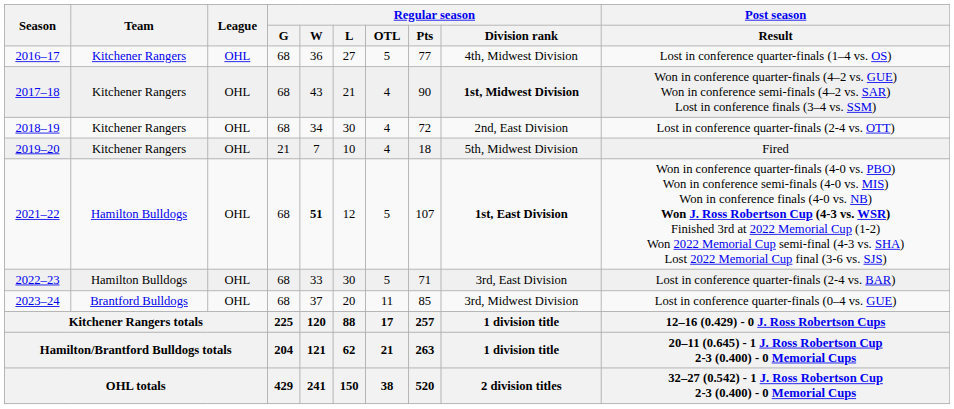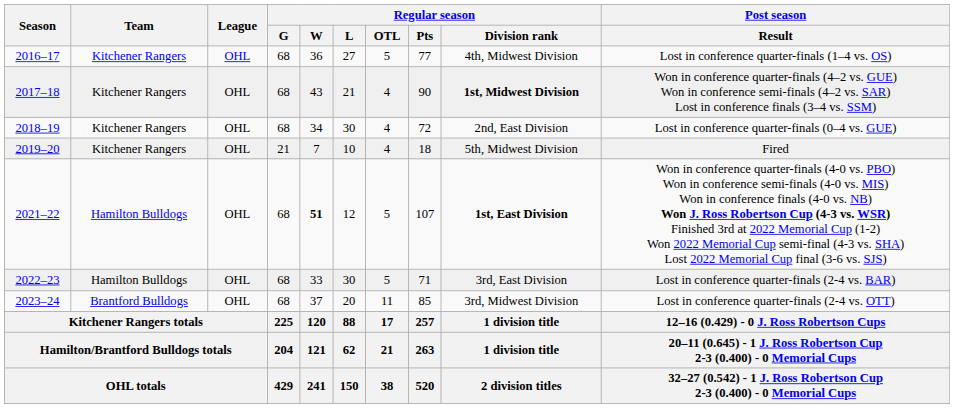(776, 128) Lost in conference quarter-finals (2-4 vs. OTT) -> (776, 128) Lost in conference quarter-finals (0–4 vs. GUE)
(776, 301) Lost in conference quarter-finals (0–4 vs. GUE) -> (776, 301) Lost in conference quarter-finals (2-4 vs. OTT)
